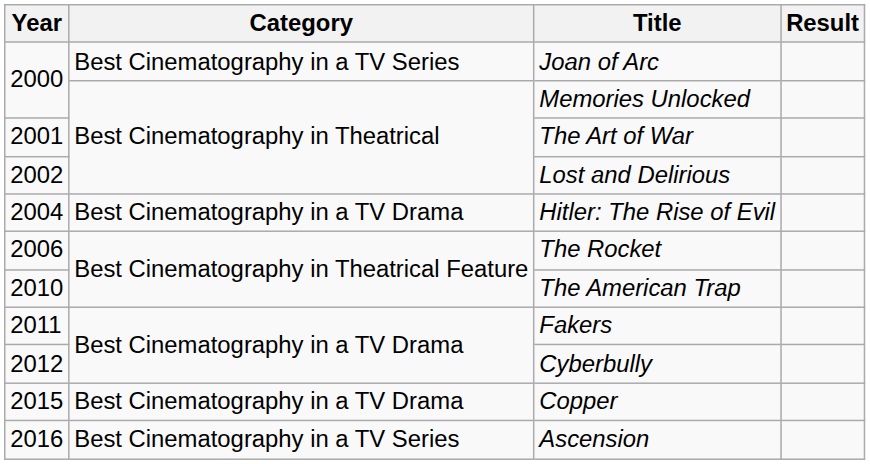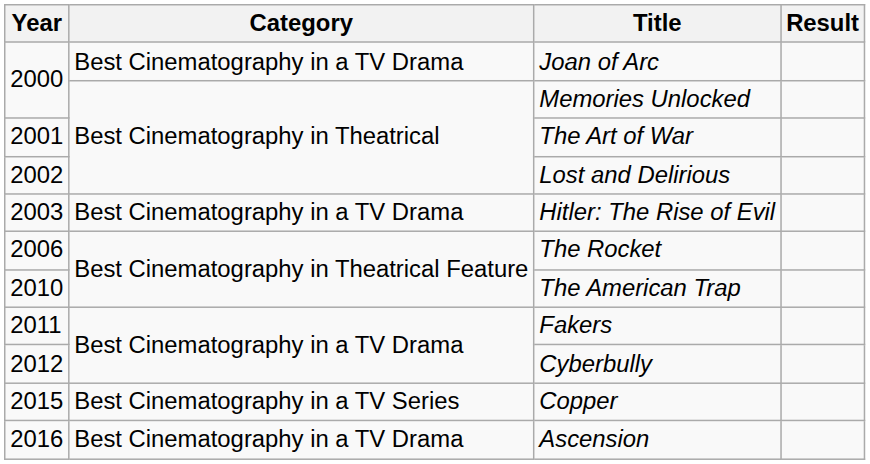(267, 61) Best Cinematography in a TV Series -> (269, 61) Best Cinematography in a TV Drama
(37, 212) 2004 -> (37, 212) 2003
(269, 401) Best Cinematography in a TV Drama -> (267, 401) Best Cinematography in a TV Series
(267, 439) Best Cinematography in a TV Series -> (269, 439) Best Cinematography in a TV Drama
